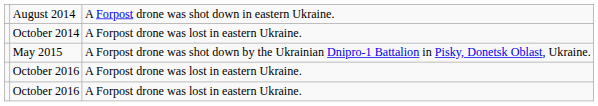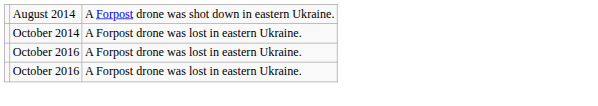- row: (38, 52)
